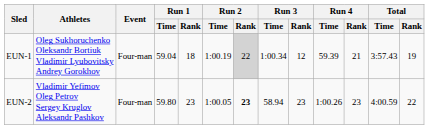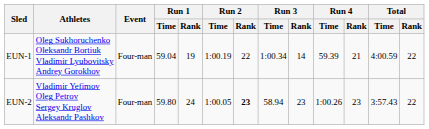(190, 56) 18 -> (190, 56) 19
(246, 56) lightgrey background -> (246, 56) no background
(301, 56) 12 -> (301, 56) 14
(384, 56) 3:57.43 -> (384, 56) 4:00.59
(412, 56) 19 -> (412, 56) 22
(190, 102) 23 -> (190, 102) 24
(384, 102) 4:00.59 -> (384, 102) 3:57.43
